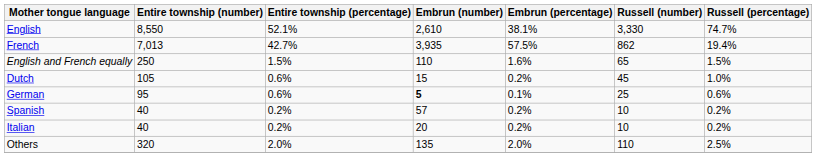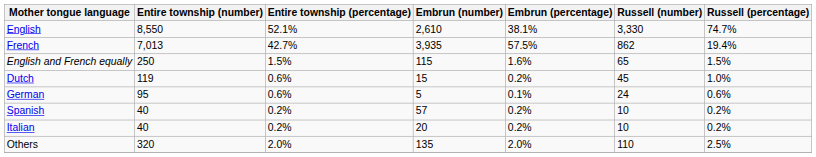(424, 62) 110 -> (424, 62) 115
(146, 78) 105 -> (145, 78) 119
(419, 95) bold -> (419, 95) normal
(623, 95) 25 -> (623, 95) 24
